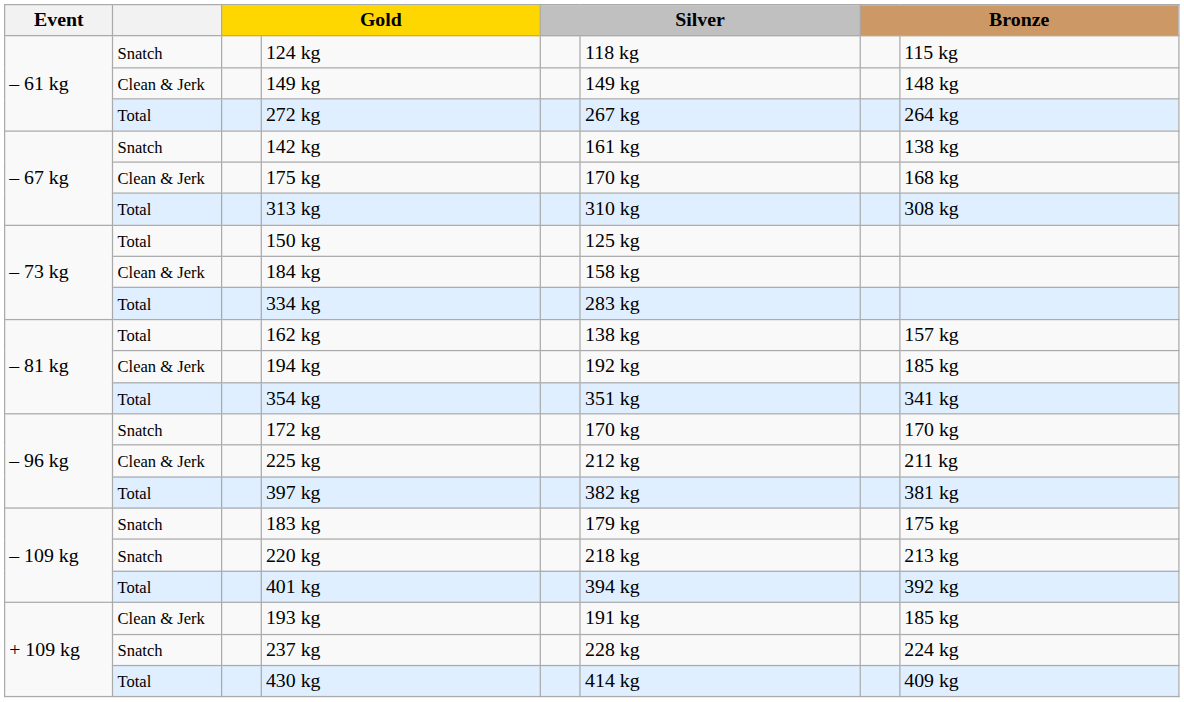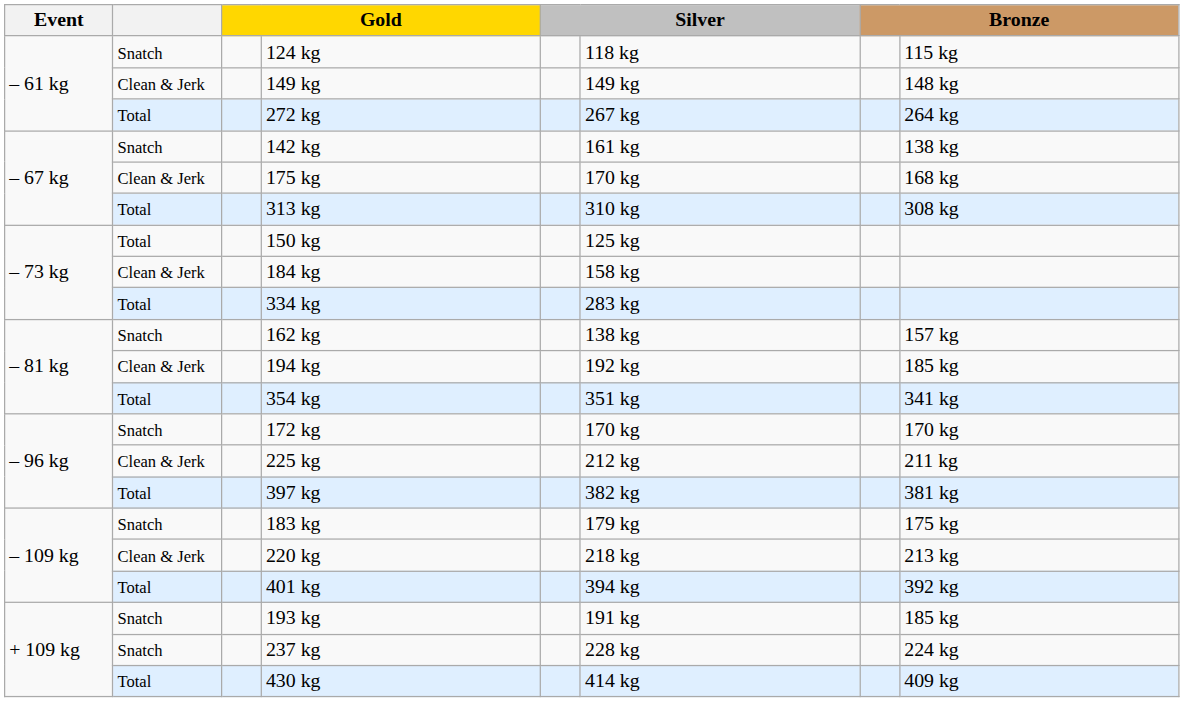(134, 336) Total -> (140, 336) Snatch
(140, 556) Snatch -> (161, 556) Clean & Jerk
(161, 619) Clean & Jerk -> (140, 619) Snatch
